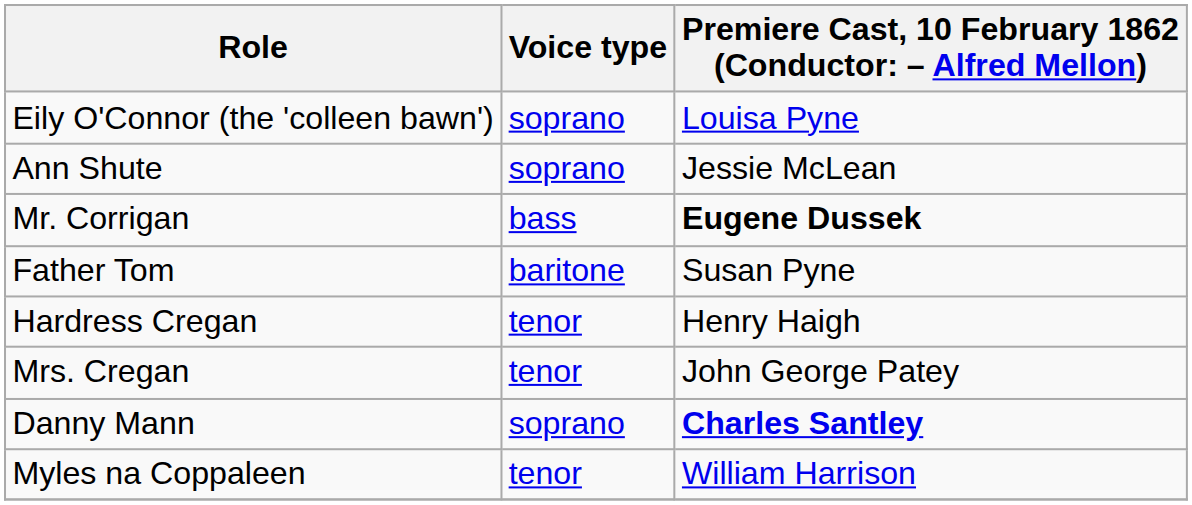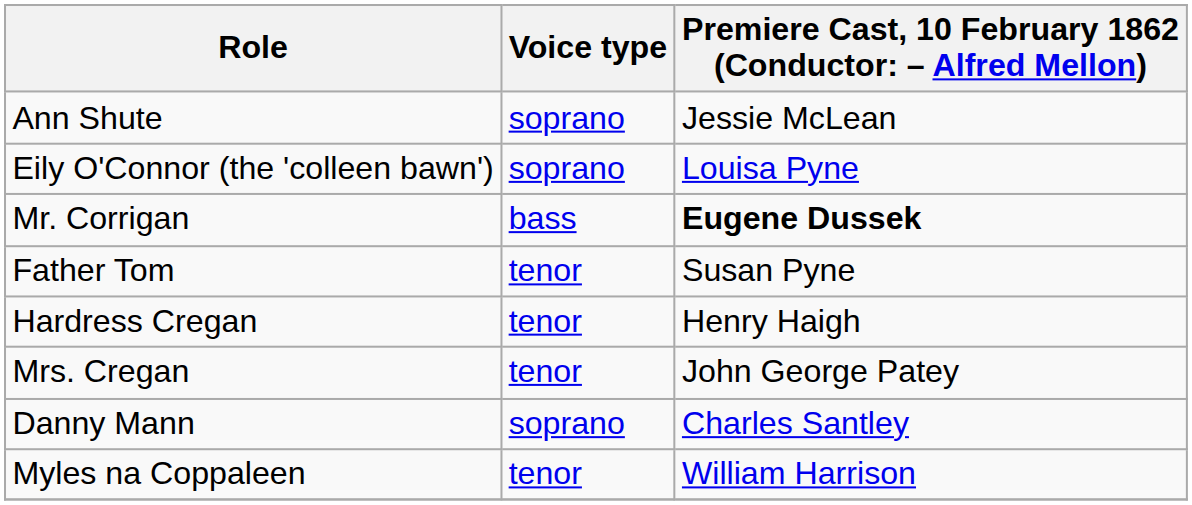rows swapped: (253, 117) <-> (88, 168)
(567, 270) baritone -> (545, 270) tenor
(803, 423) bold -> (795, 423) normal
